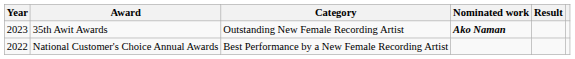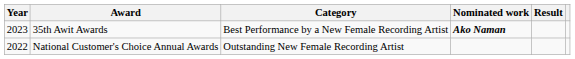(314, 29) Outstanding New Female Recording Artist -> (336, 29) Best Performance by a New Female Recording Artist
(336, 46) Best Performance by a New Female Recording Artist -> (314, 46) Outstanding New Female Recording Artist
